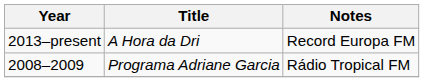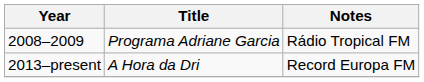rows swapped: (46, 64) <-> (54, 40)
